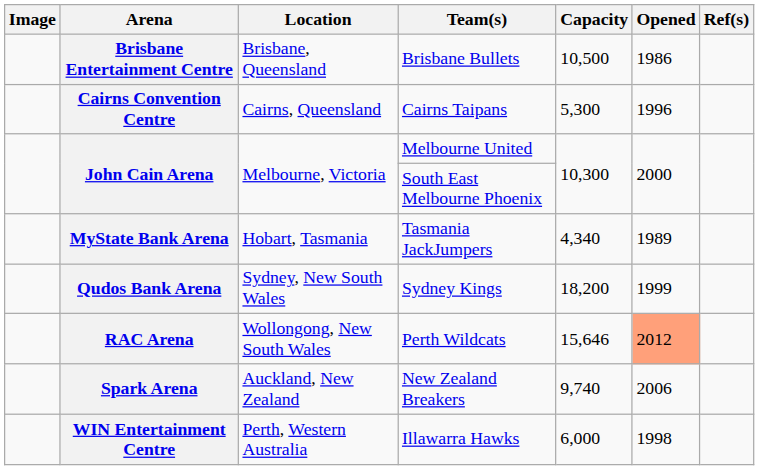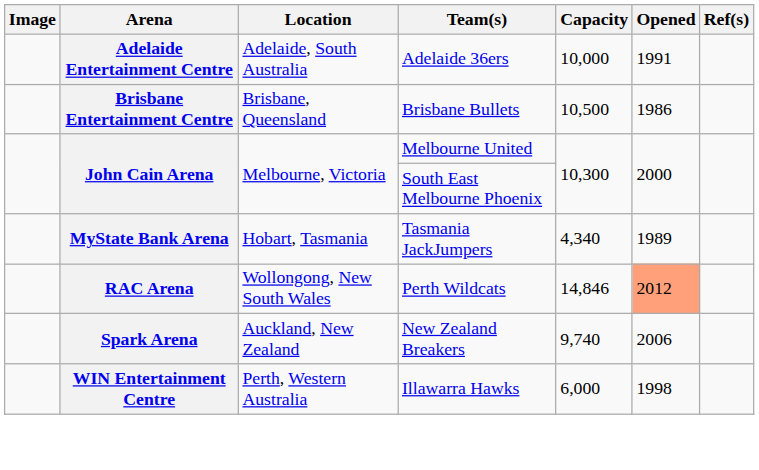+ row: (149, 59)
- row: (149, 109)
- row: (149, 288)
(585, 338) 15,646 -> (585, 288) 14,846
